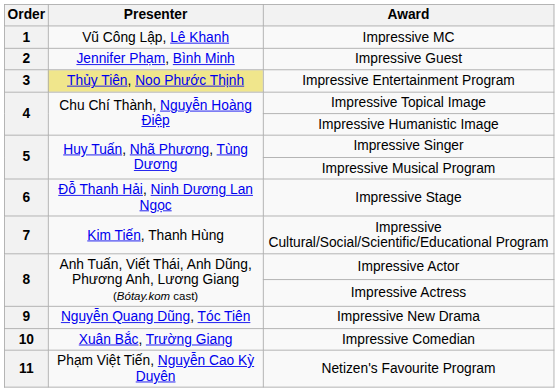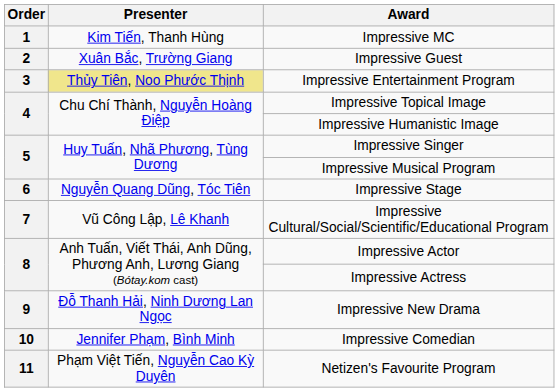(156, 37) Vũ Công Lập, Lê Khanh -> (156, 37) Kim Tiến, Thanh Hùng
(156, 59) Jennifer Phạm, Bình Minh -> (156, 59) Xuân Bắc, Trường Giang
(156, 197) Đỗ Thanh Hải, Ninh Dương Lan Ngọc -> (156, 189) Nguyễn Quang Dũng, Tóc Tiên
(156, 235) Kim Tiến, Thanh Hùng -> (156, 219) Vũ Công Lập, Lê Khanh
(156, 317) Nguyễn Quang Dũng, Tóc Tiên -> (156, 309) Đỗ Thanh Hải, Ninh Dương Lan Ngọc
(156, 339) Xuân Bắc, Trường Giang -> (156, 339) Jennifer Phạm, Bình Minh
